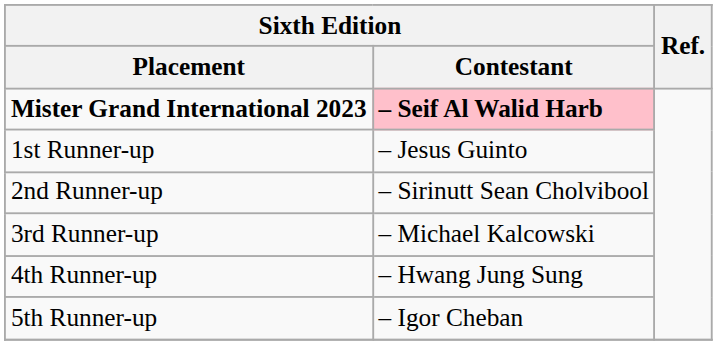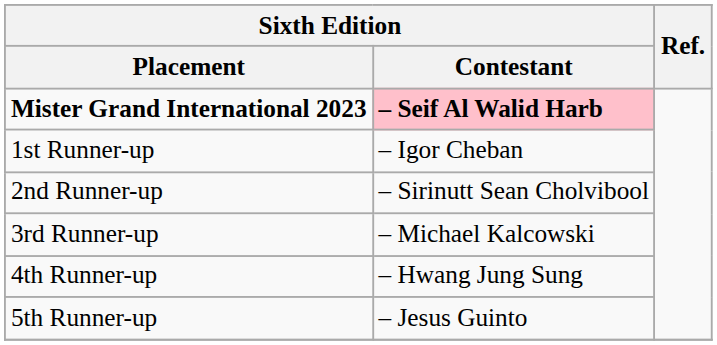(453, 150) – Jesus Guinto -> (451, 150) – Igor Cheban
(451, 317) – Igor Cheban -> (453, 317) – Jesus Guinto
